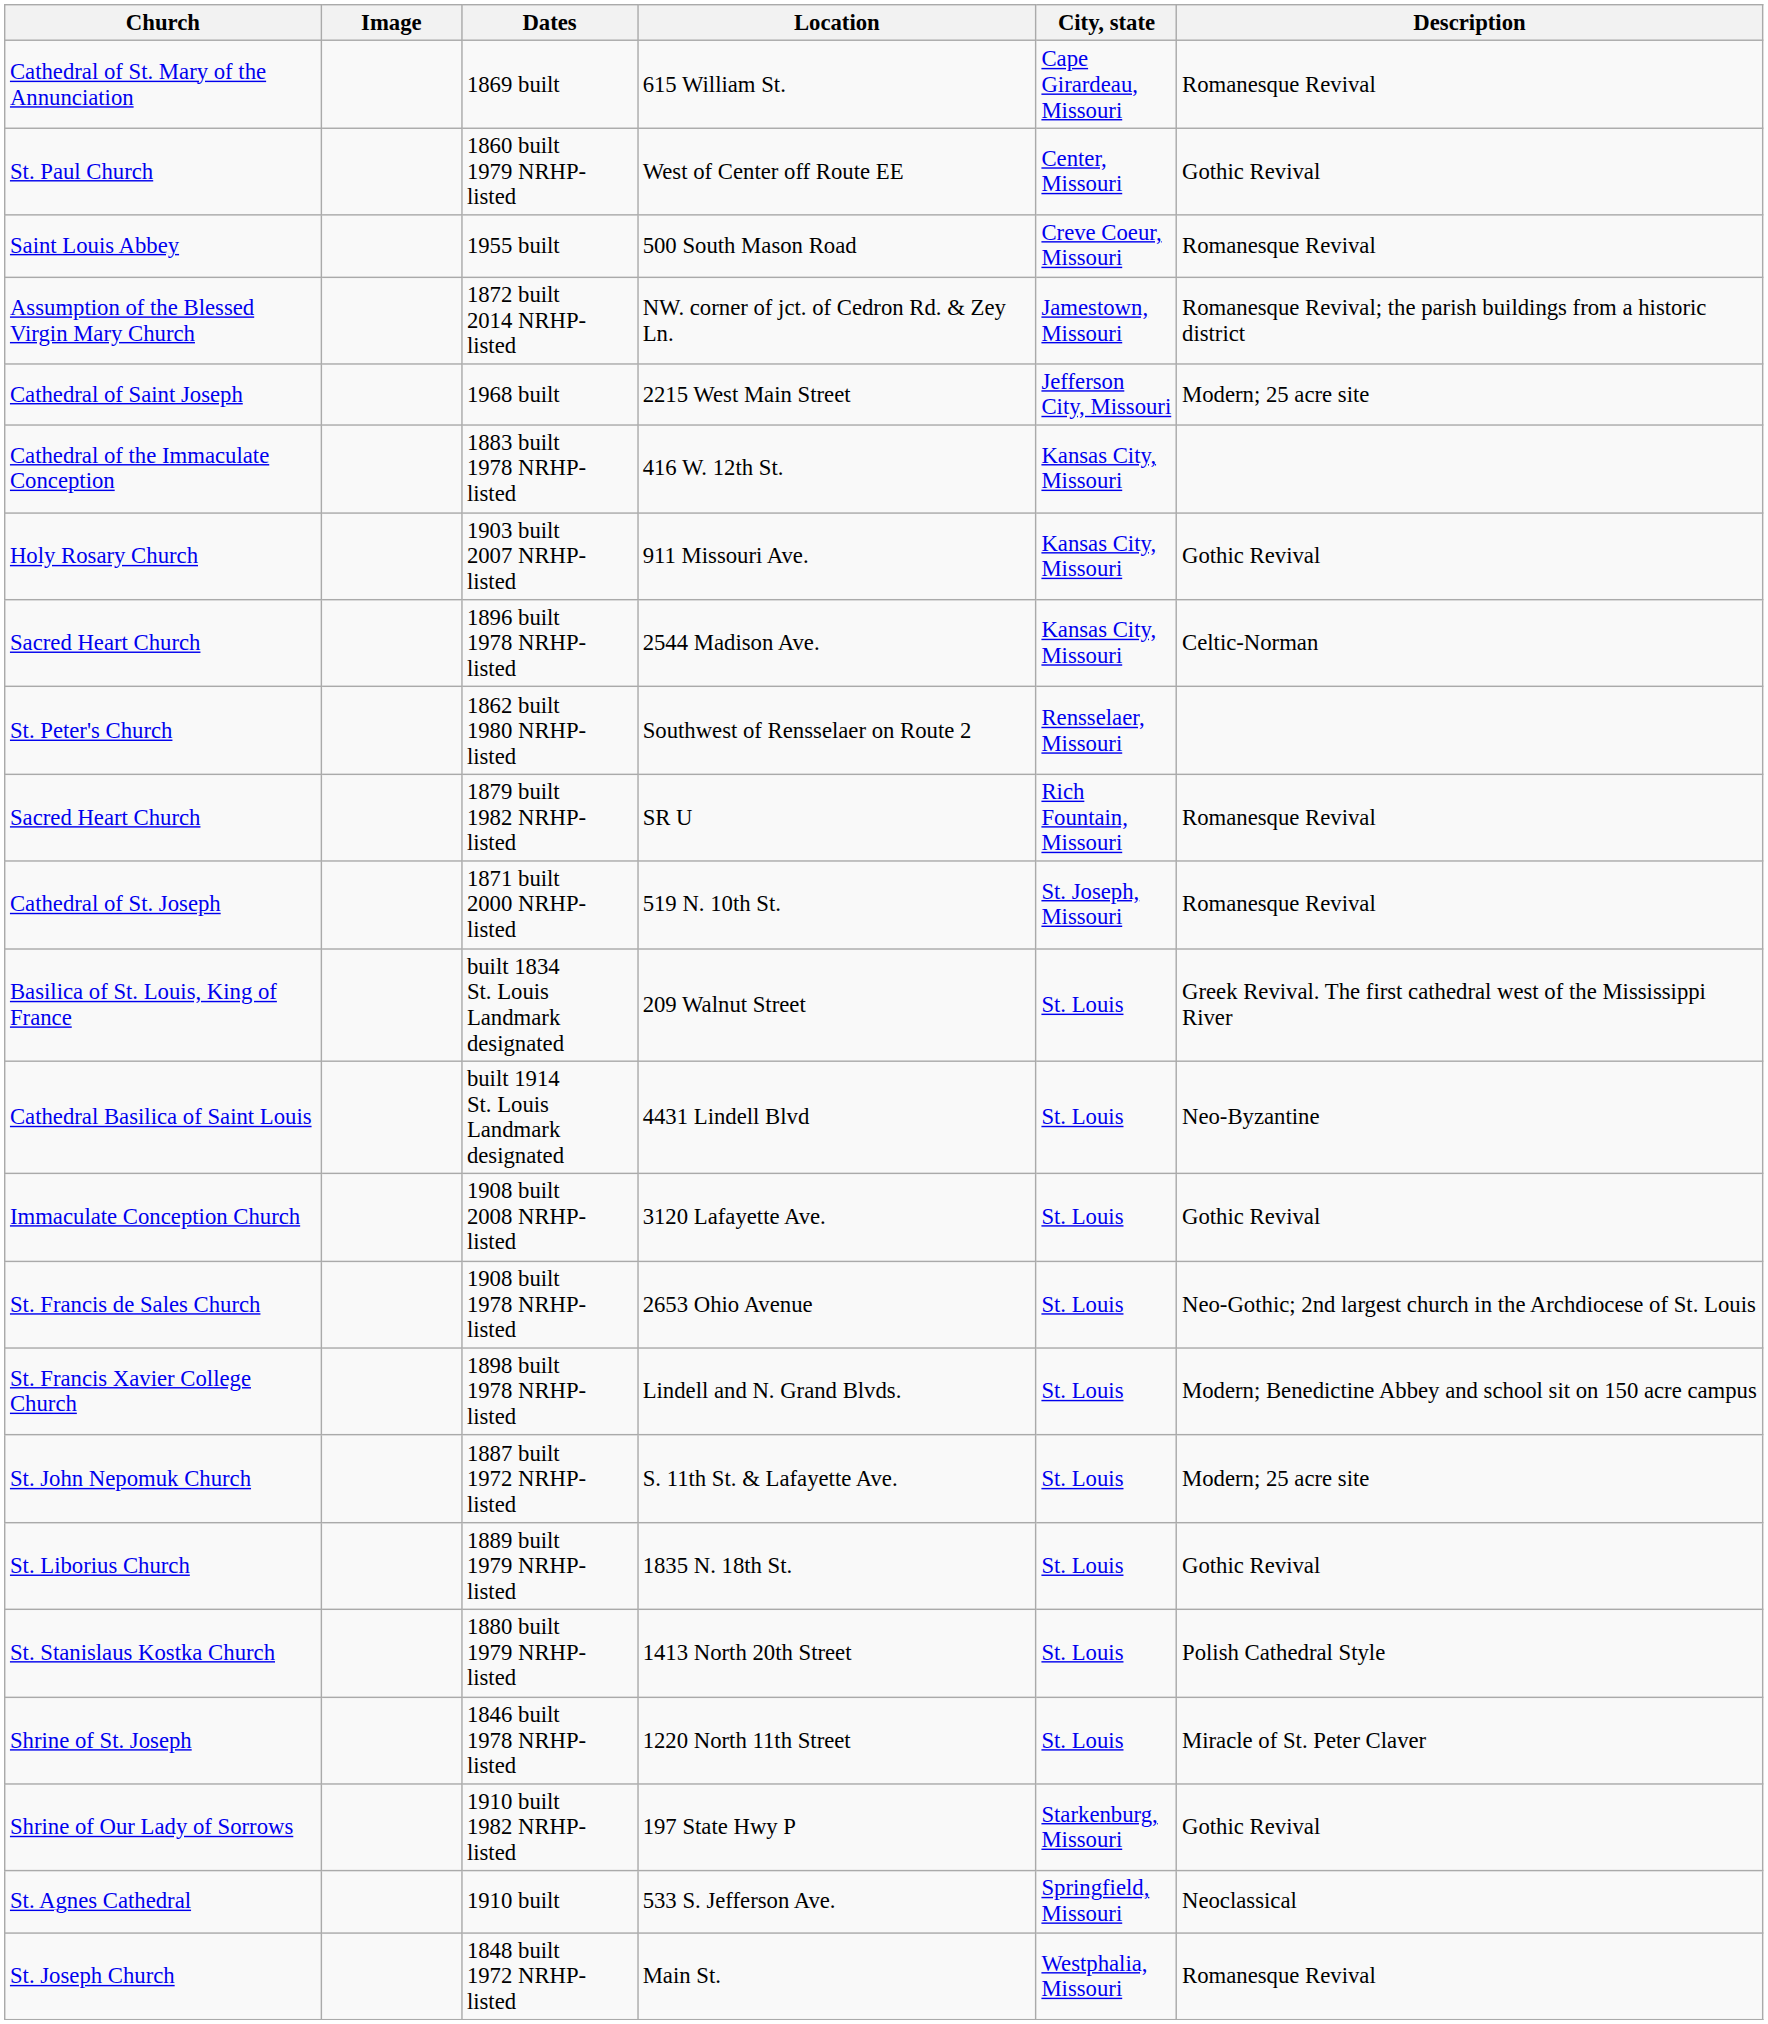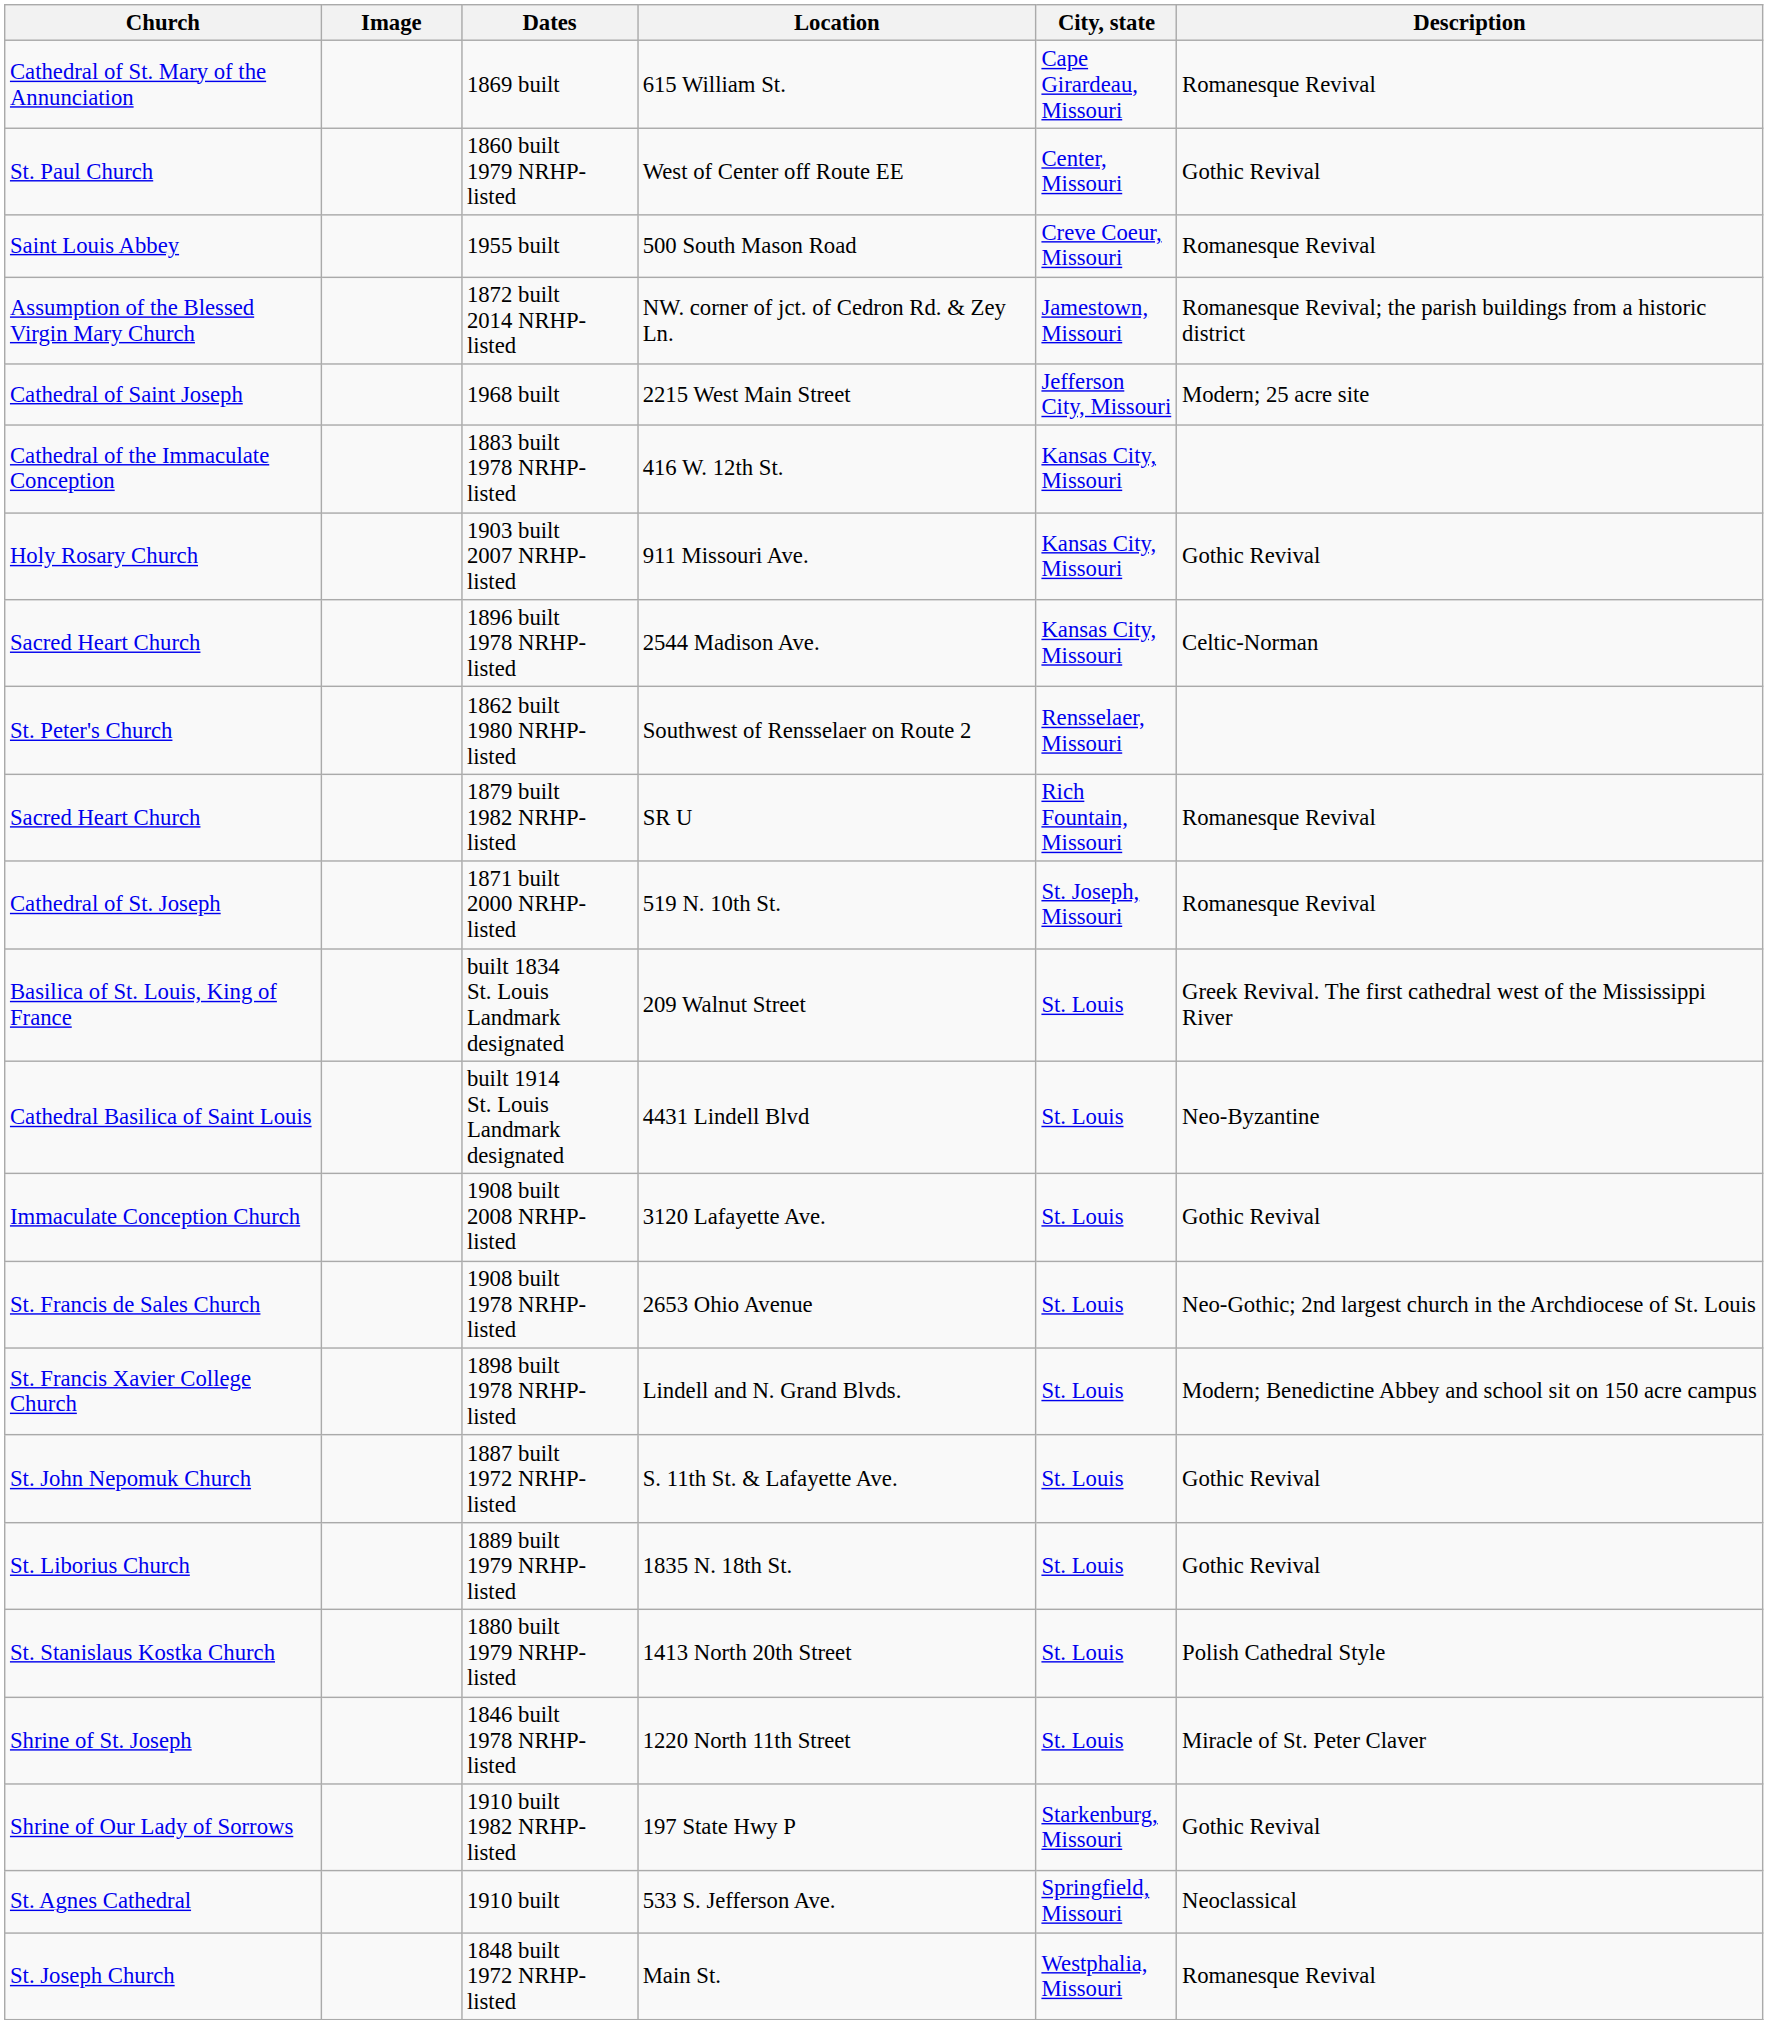(1276, 1478) Modern; 25 acre site -> (1251, 1478) Gothic Revival
